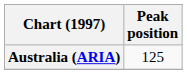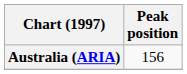(153, 57) 125 -> (153, 57) 156
